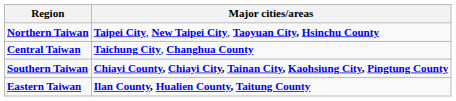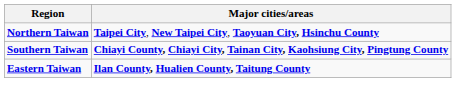- row: (44, 50)
